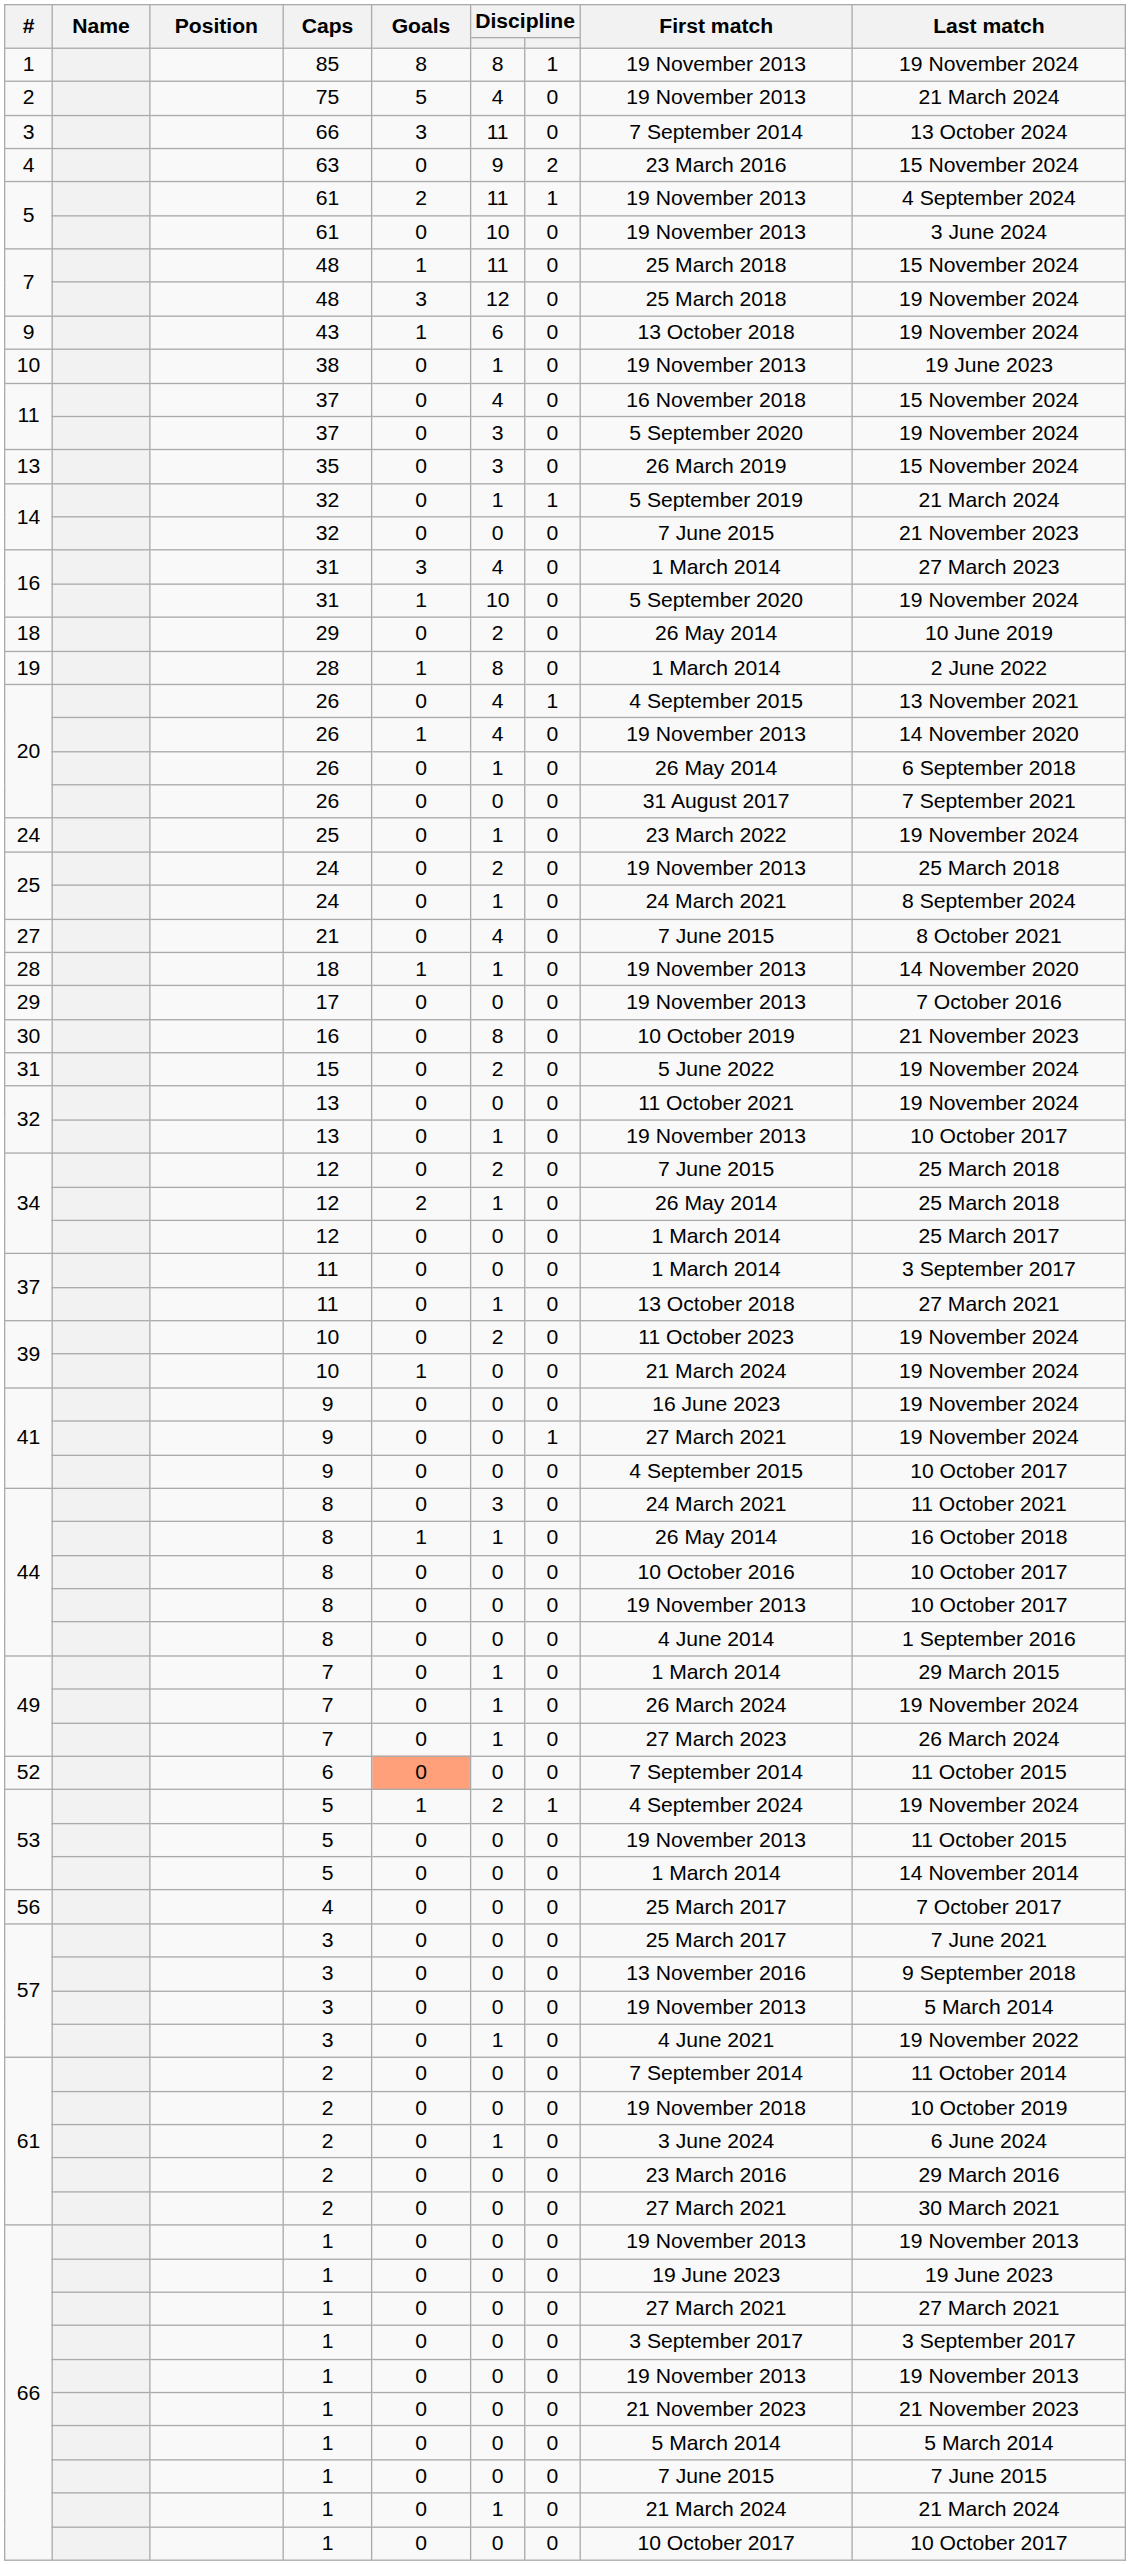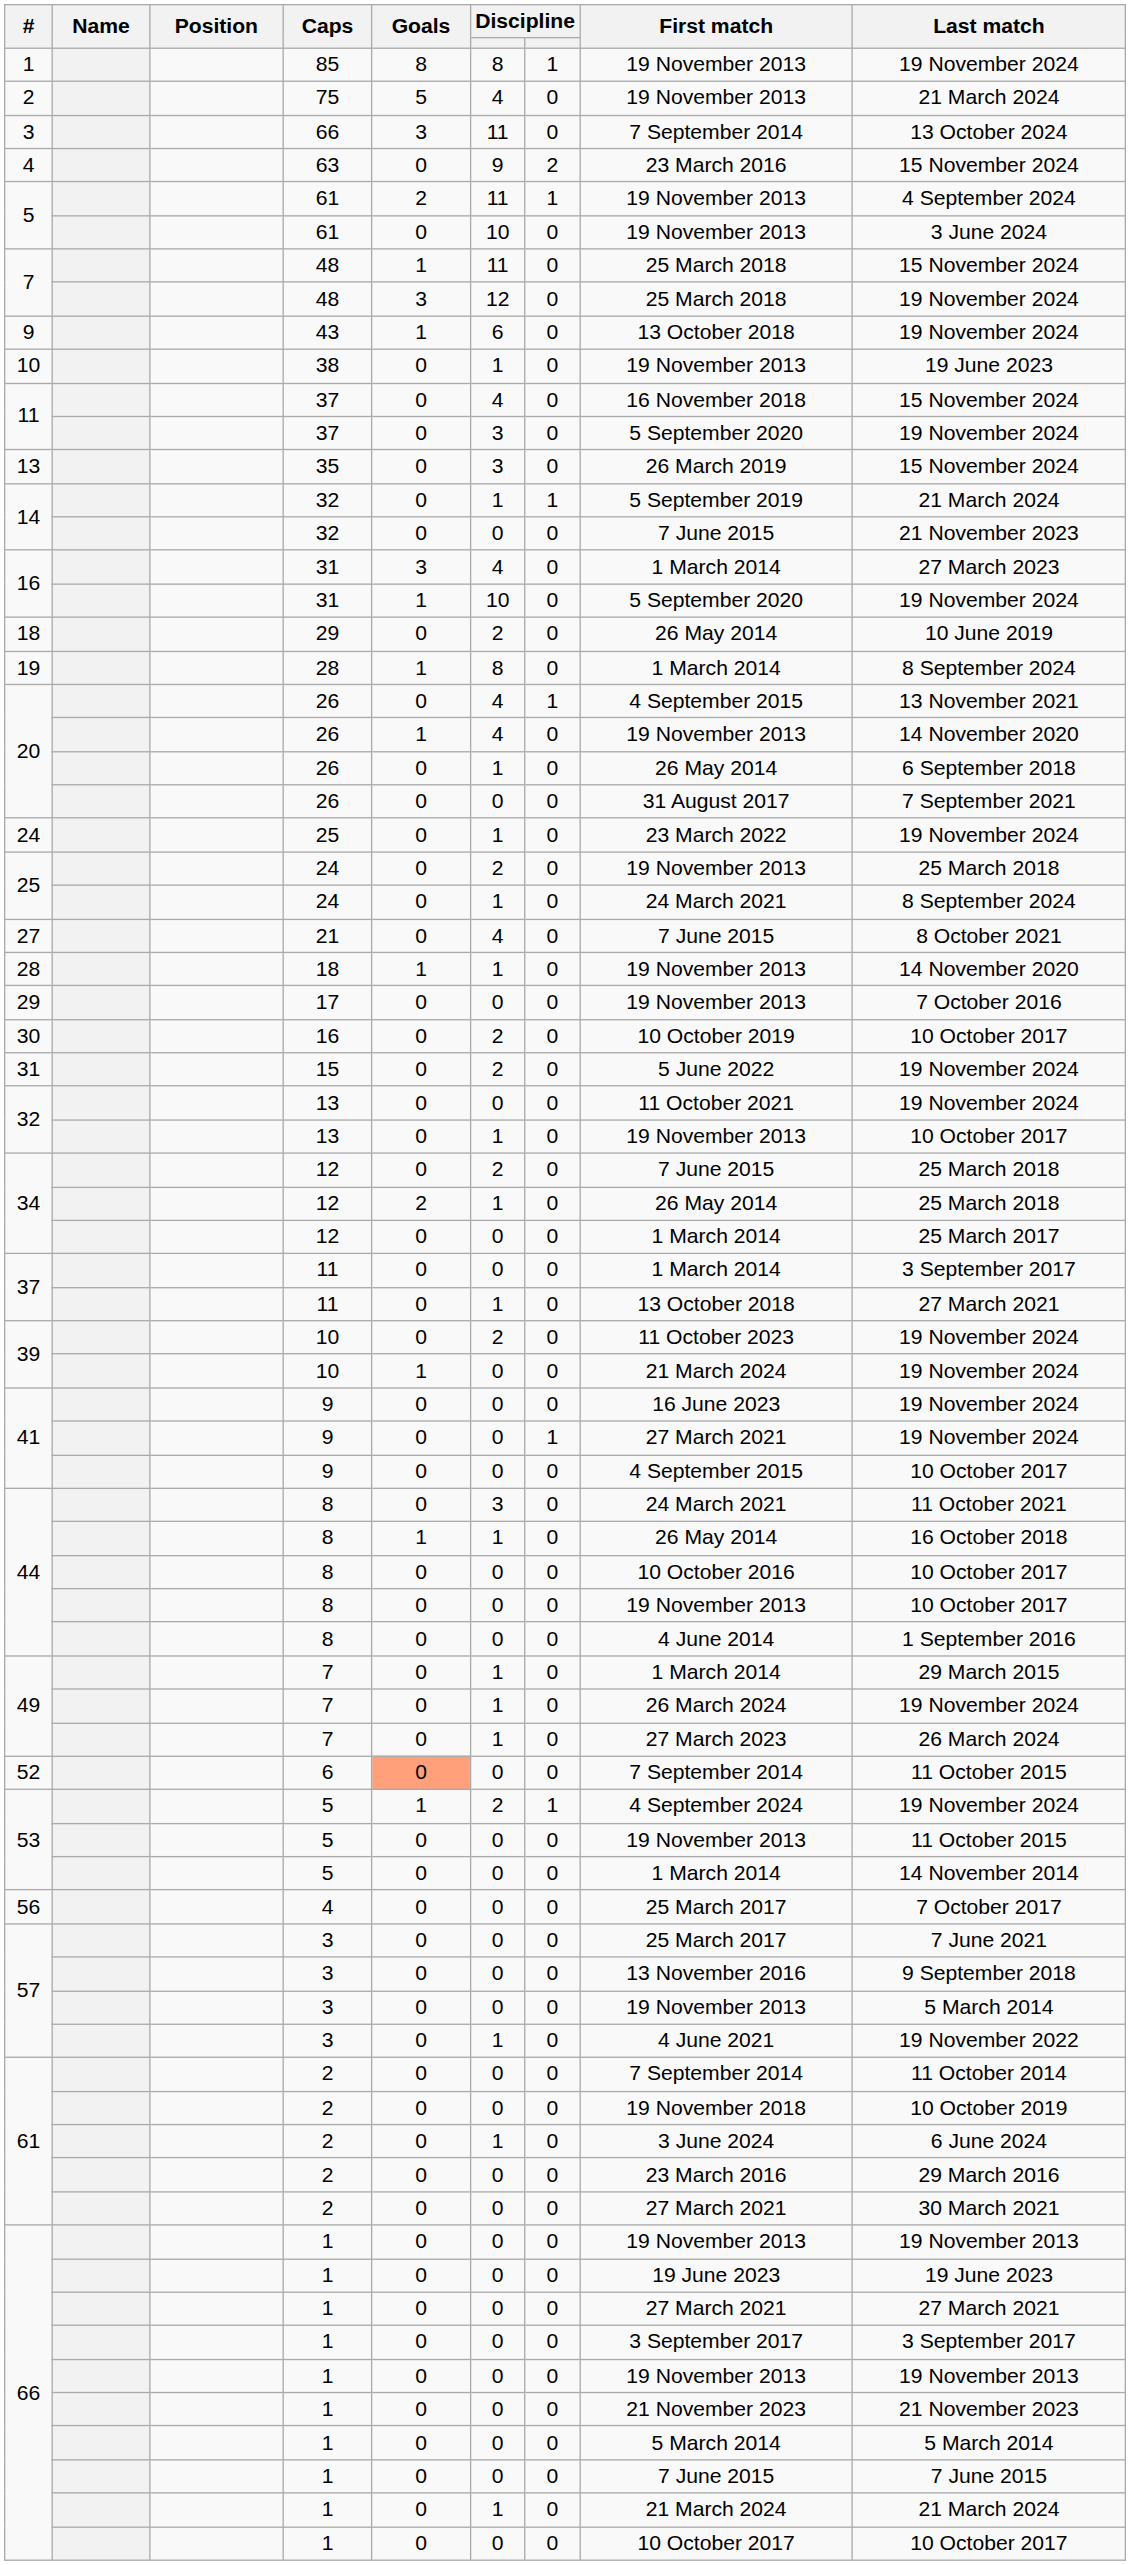(989, 667) 2 June 2022 -> (989, 667) 8 September 2024
(498, 1035) 8 -> (498, 1035) 2
(989, 1035) 21 November 2023 -> (989, 1035) 10 October 2017
